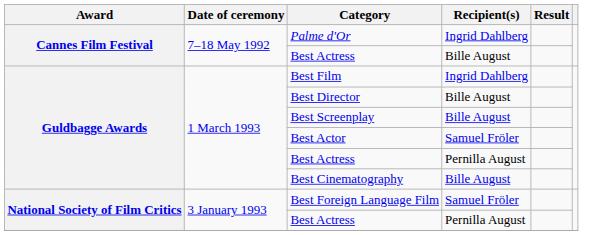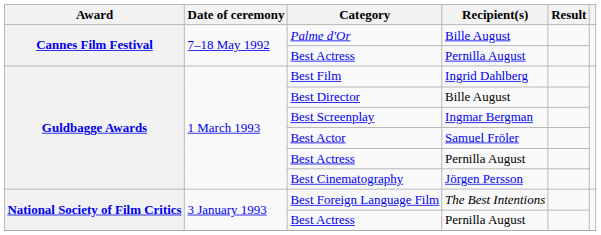(487, 35) Ingrid Dahlberg -> (478, 35) Bille August
(478, 55) Bille August -> (485, 55) Pernilla August
(478, 117) Bille August -> (489, 117) Ingmar Bergman
(478, 179) Bille August -> (484, 179) Jörgen Persson
(482, 199) Samuel Fröler -> (495, 199) The Best Intentions
